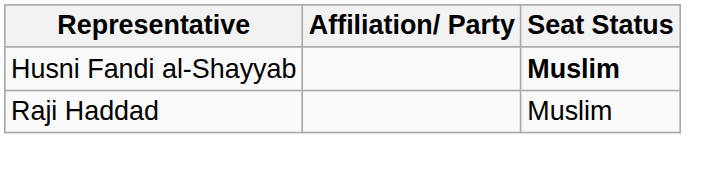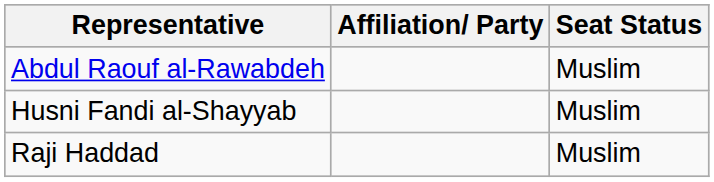+ row: (168, 68)
(574, 68) bold -> (598, 111) normal
